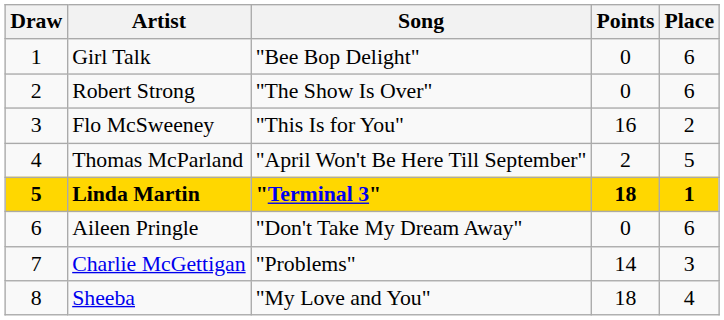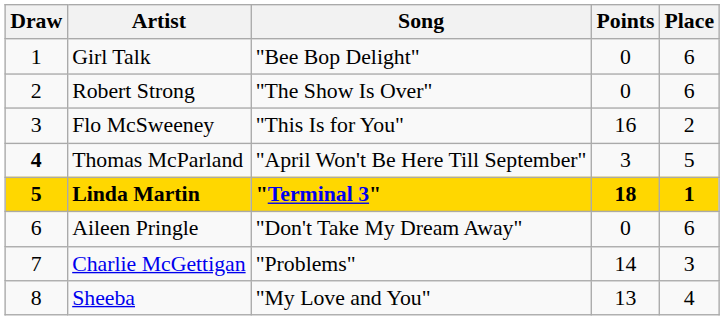(36, 159) normal -> (36, 159) bold
(625, 159) 2 -> (625, 159) 3
(625, 297) 18 -> (625, 297) 13
